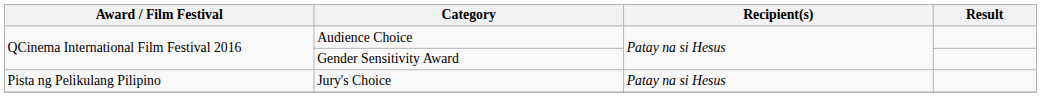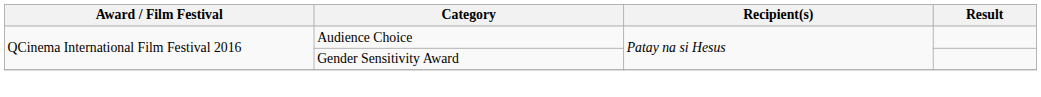- row: (354, 80)
